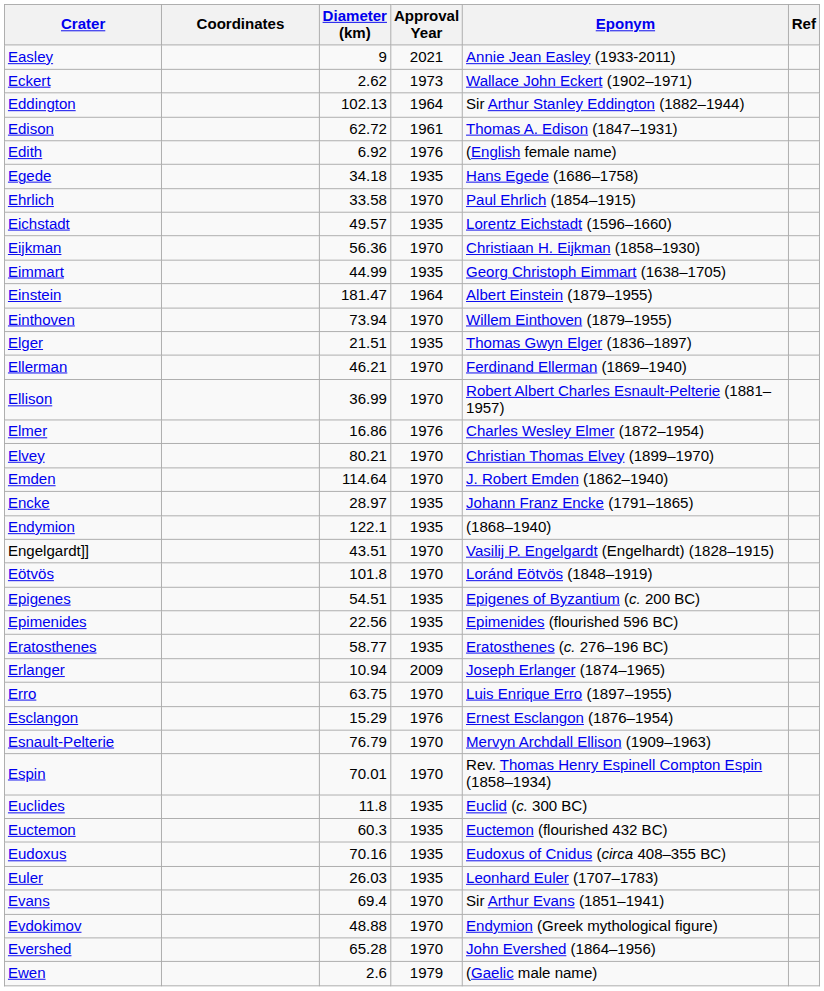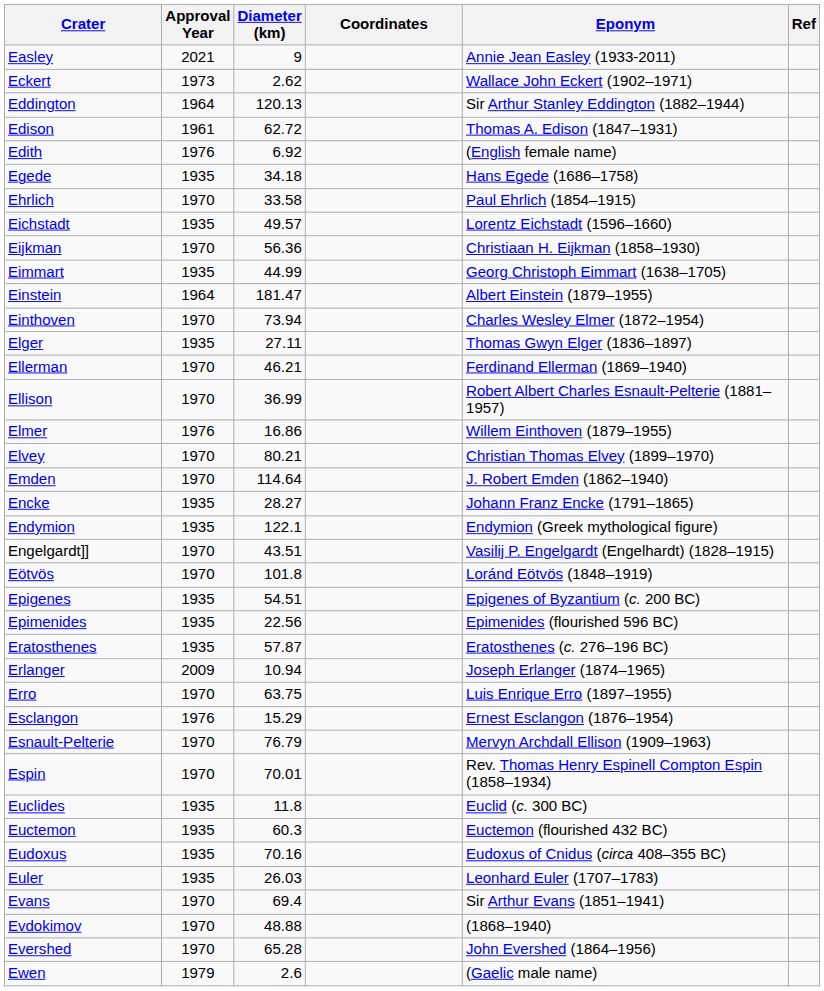columns swapped: (240, 24) <-> (427, 24)
(364, 104) 102.13 -> (279, 104) 120.13
(569, 319) Willem Einthoven (1879–1955) -> (585, 319) Charles Wesley Elmer (1872–1954)
(368, 343) 21.51 -> (283, 343) 27.11
(585, 431) Charles Wesley Elmer (1872–1954) -> (569, 431) Willem Einthoven (1879–1955)
(368, 503) 28.97 -> (283, 503) 28.27
(509, 527) (1868–1940) -> (592, 527) Endymion (Greek mythological figure)
(368, 646) 58.77 -> (283, 646) 57.87
(592, 925) Endymion (Greek mythological figure) -> (509, 925) (1868–1940)
